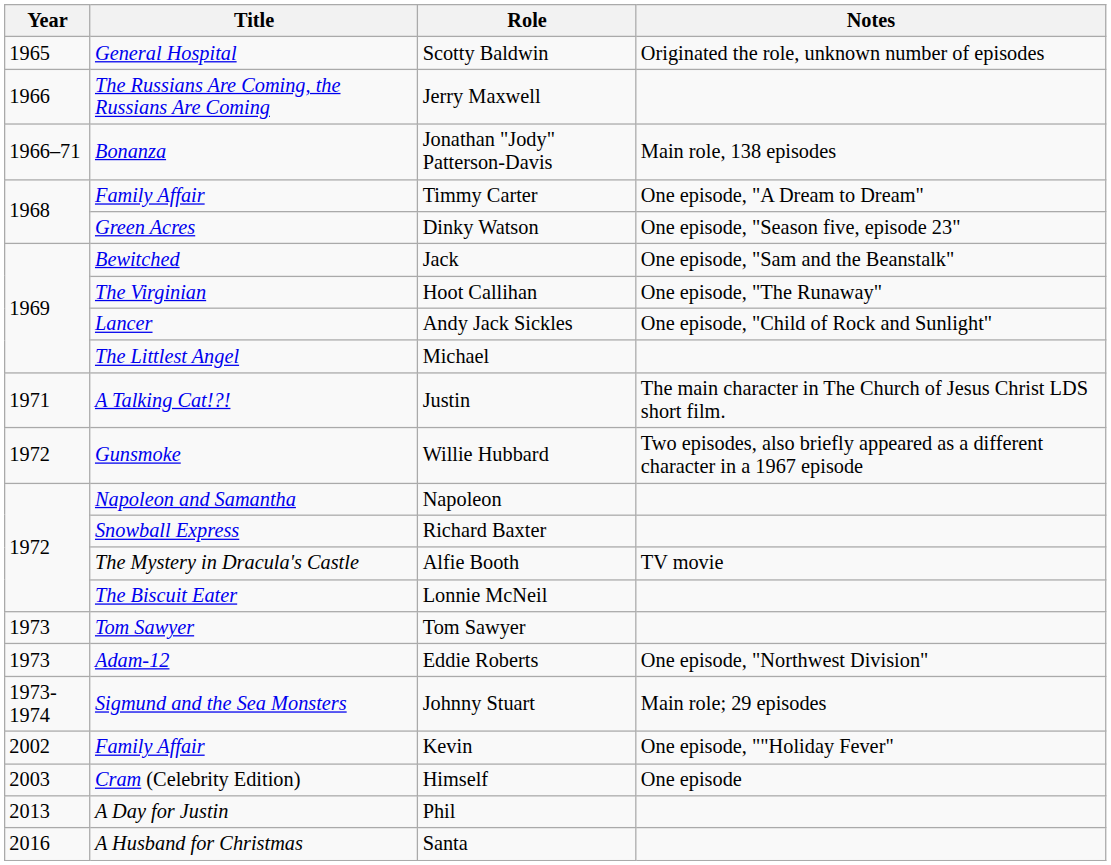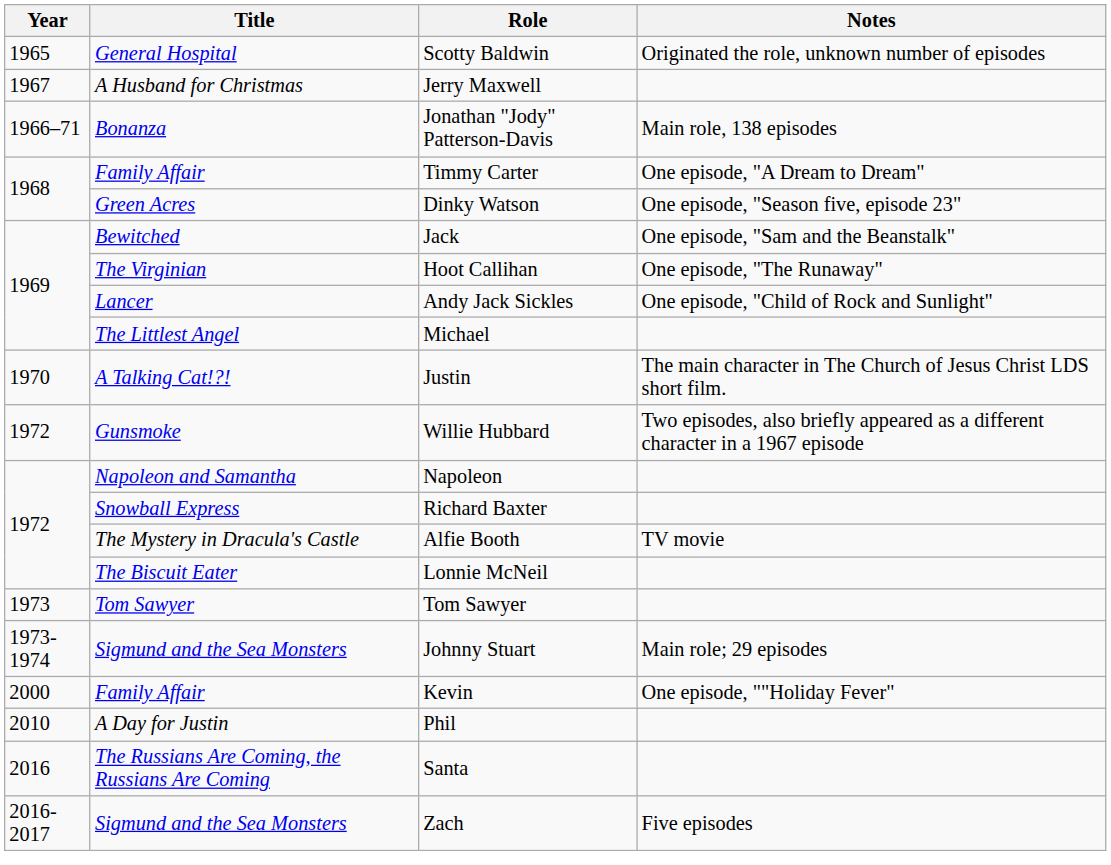(30, 96) 1966 -> (30, 85) 1967
(218, 96) The Russians Are Coming, the Russians Are Coming -> (199, 85) A Husband for Christmas
(30, 400) 1971 -> (30, 377) 1970
- row: (480, 659)
(30, 747) 2002 -> (30, 692) 2000
- row: (455, 779)
(30, 811) 2013 -> (30, 724) 2010
(199, 843) A Husband for Christmas -> (218, 768) The Russians Are Coming, the Russians Are Coming
+ row: (443, 823)
